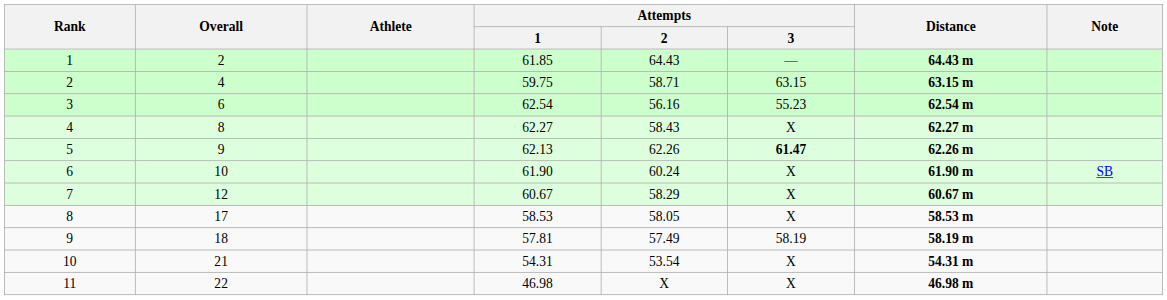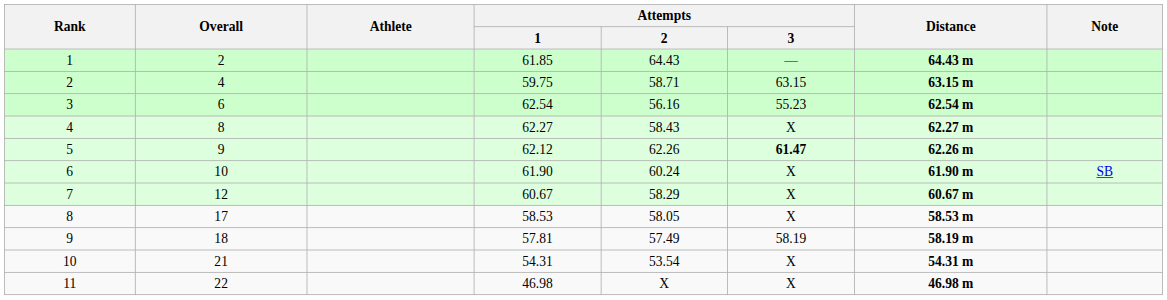(538, 149) 62.13 -> (538, 149) 62.12
